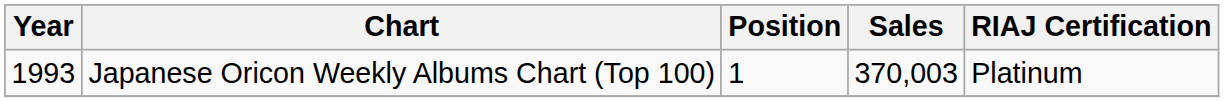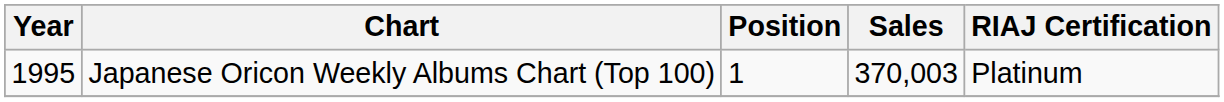(43, 72) 1993 -> (43, 72) 1995
